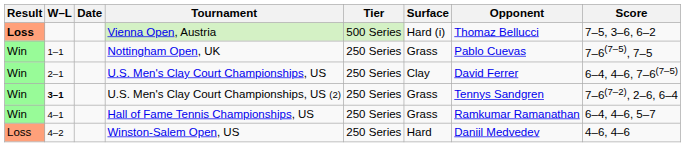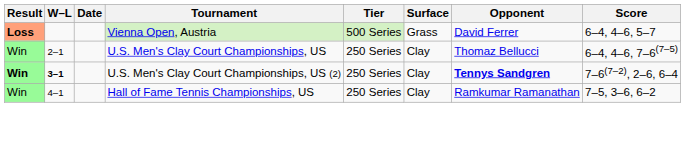(426, 31) Hard (i) -> (422, 31) Grass
(497, 31) Thomaz Bellucci -> (486, 31) David Ferrer
(620, 31) 7–5, 3–6, 6–2 -> (620, 31) 6–4, 4–6, 5–7
- row: (164, 51)
(486, 73) David Ferrer -> (497, 51) Thomaz Bellucci
(17, 94) normal -> (18, 73) bold
(422, 94) Grass -> (418, 73) Clay
(499, 94) normal -> (502, 73) bold
(422, 114) Grass -> (418, 92) Clay
(620, 114) 6–4, 4–6, 5–7 -> (620, 92) 7–5, 3–6, 6–2
- row: (173, 132)
